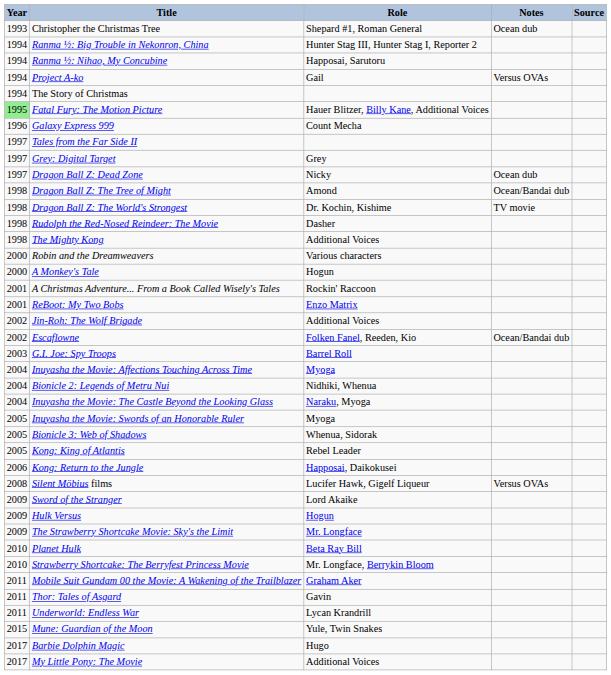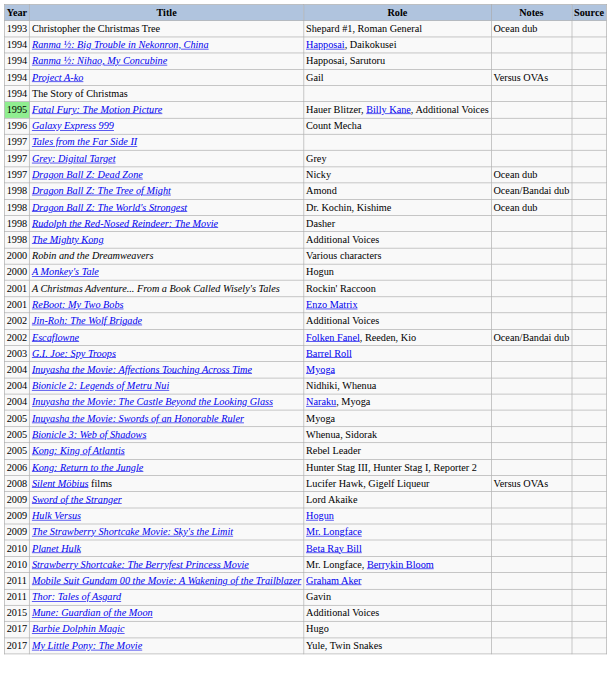(391, 45) Hunter Stag III, Hunter Stag I, Reporter 2 -> (351, 45) Happosai, Daikokusei
(514, 207) TV movie -> (515, 207) Ocean dub
(351, 467) Happosai, Daikokusei -> (391, 467) Hunter Stag III, Hunter Stag I, Reporter 2
- row: (85, 613)
(344, 629) Yule, Twin Snakes -> (343, 613) Additional Voices
(343, 662) Additional Voices -> (344, 645) Yule, Twin Snakes
